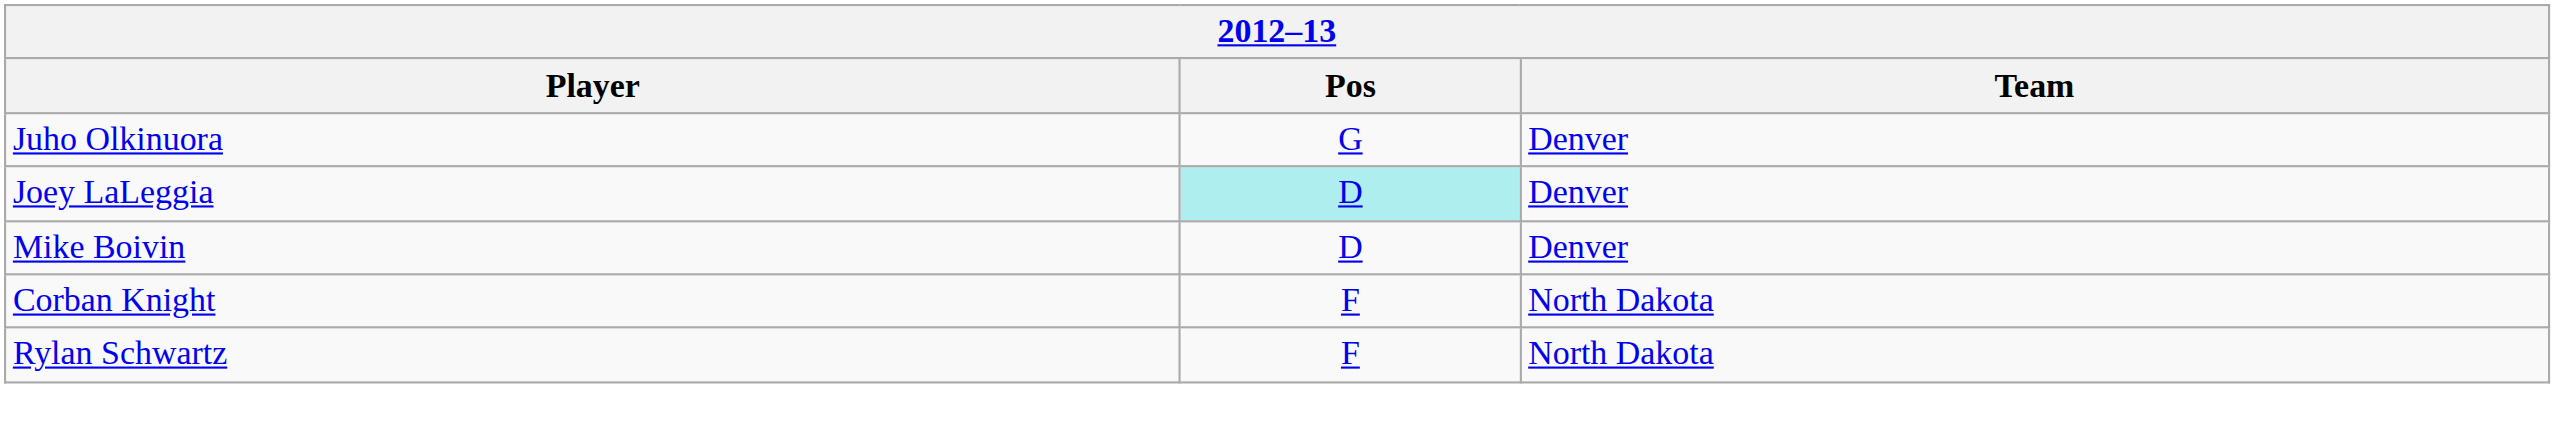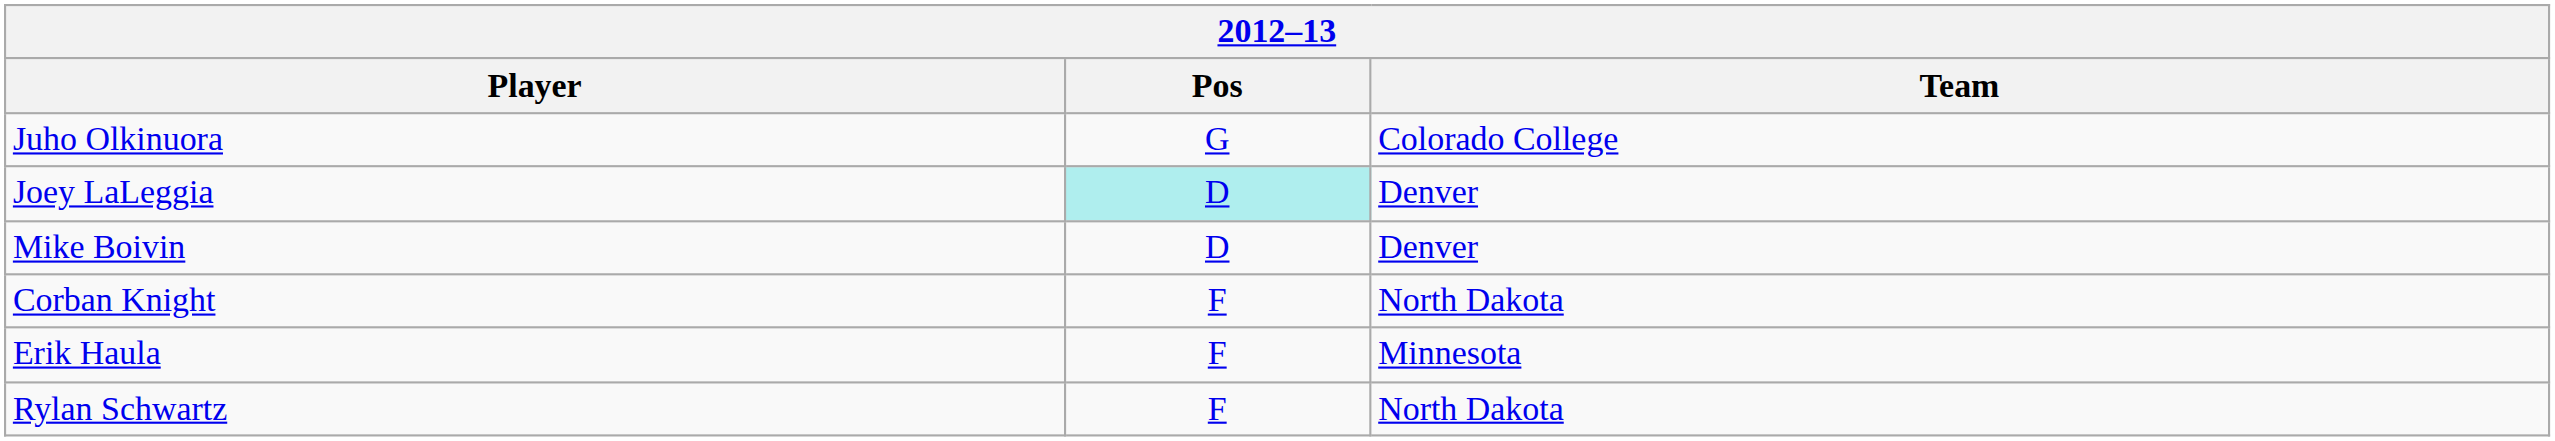(1578, 138) Denver -> (1498, 138) Colorado College
+ row: (87, 354)
